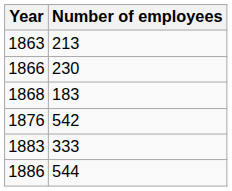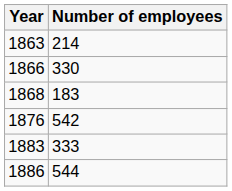(66, 43) 213 -> (66, 43) 214
(66, 69) 230 -> (66, 69) 330
